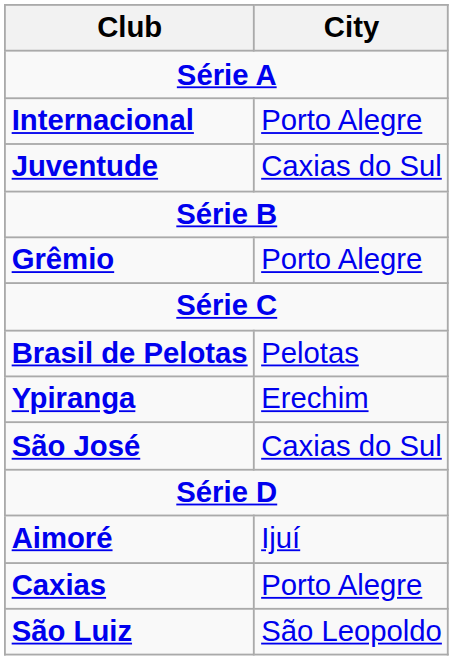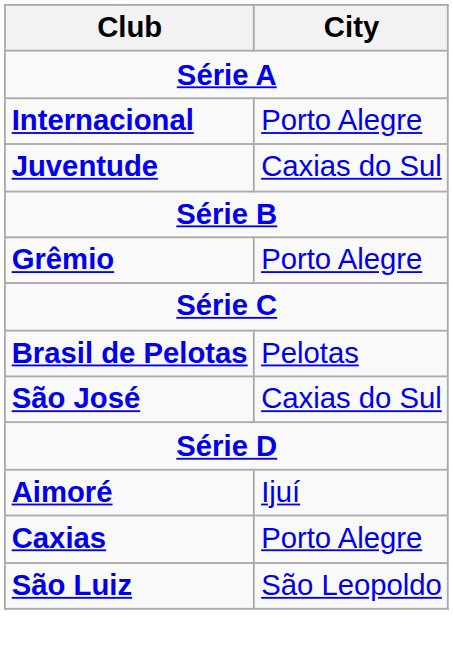- row: (73, 399)
